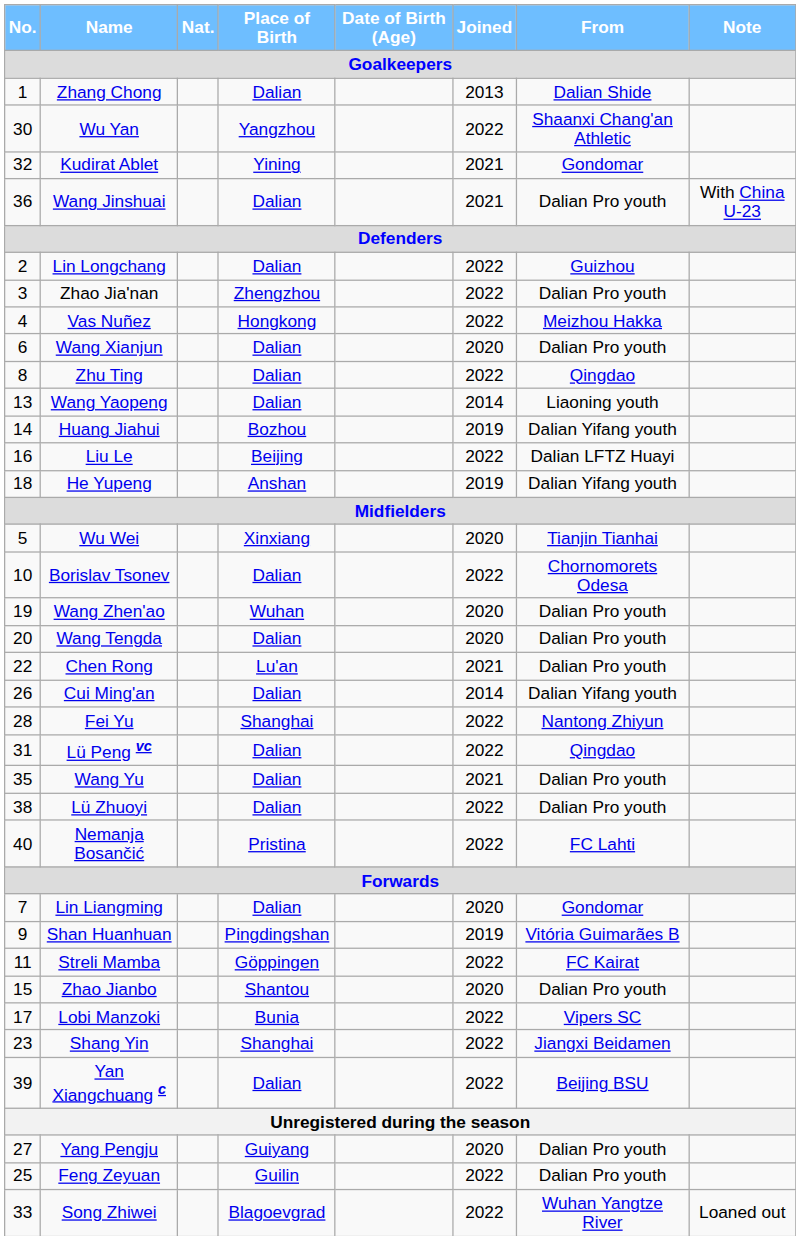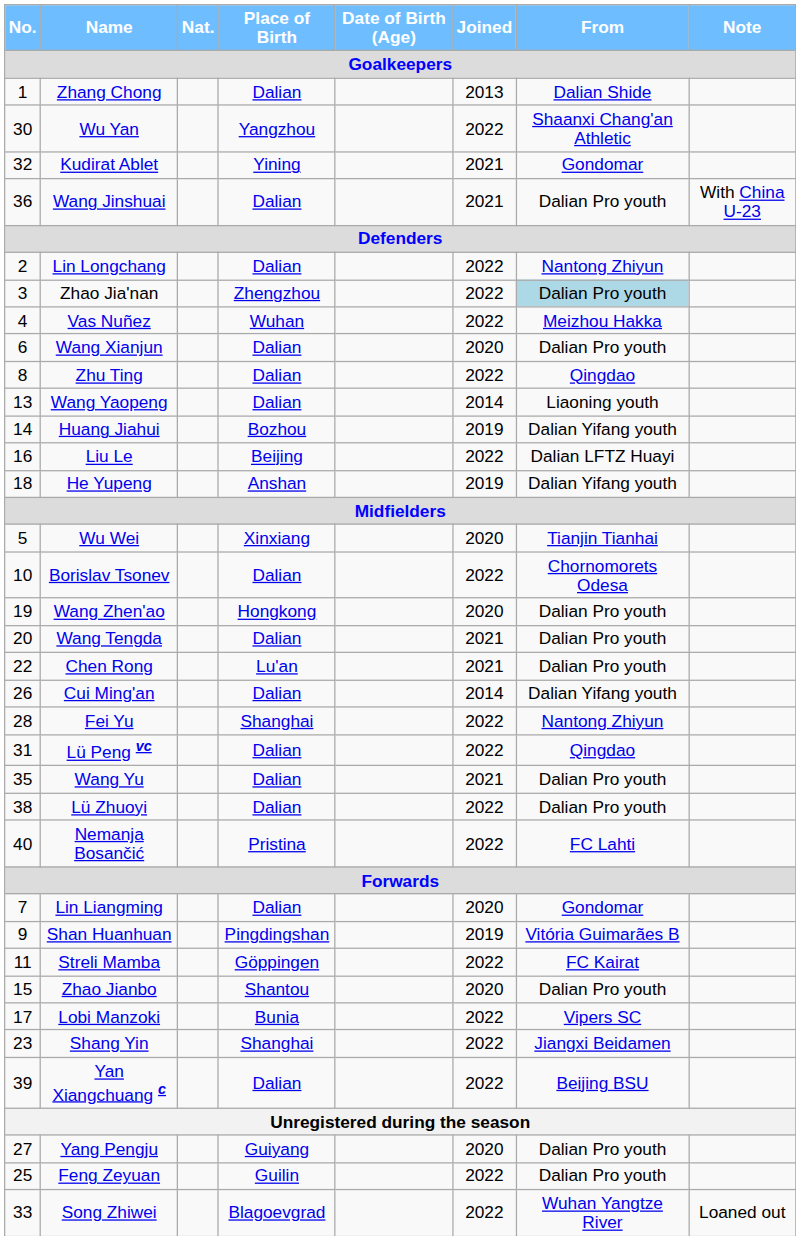(602, 266) Guizhou -> (602, 266) Nantong Zhiyun
(602, 293) no background -> (602, 293) lightblue background
(277, 320) Hongkong -> (277, 320) Wuhan
(277, 611) Wuhan -> (277, 611) Hongkong
(484, 639) 2020 -> (484, 639) 2021
